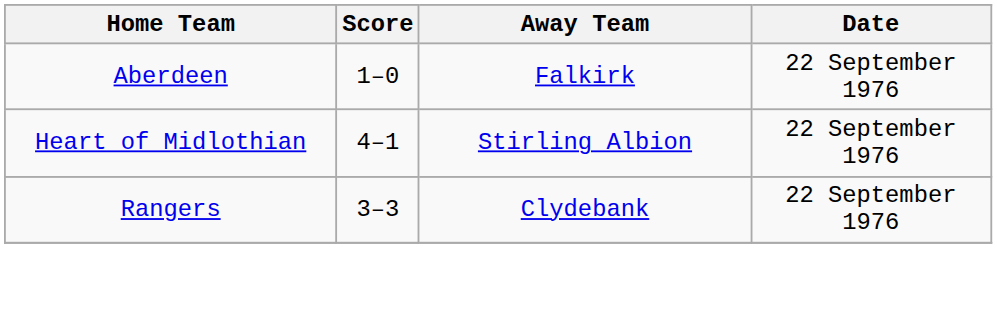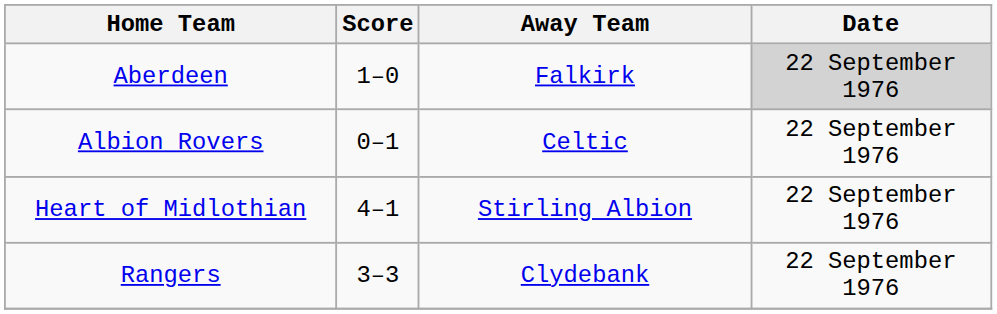(871, 77) no background -> (871, 77) lightgrey background
+ row: (171, 143)
